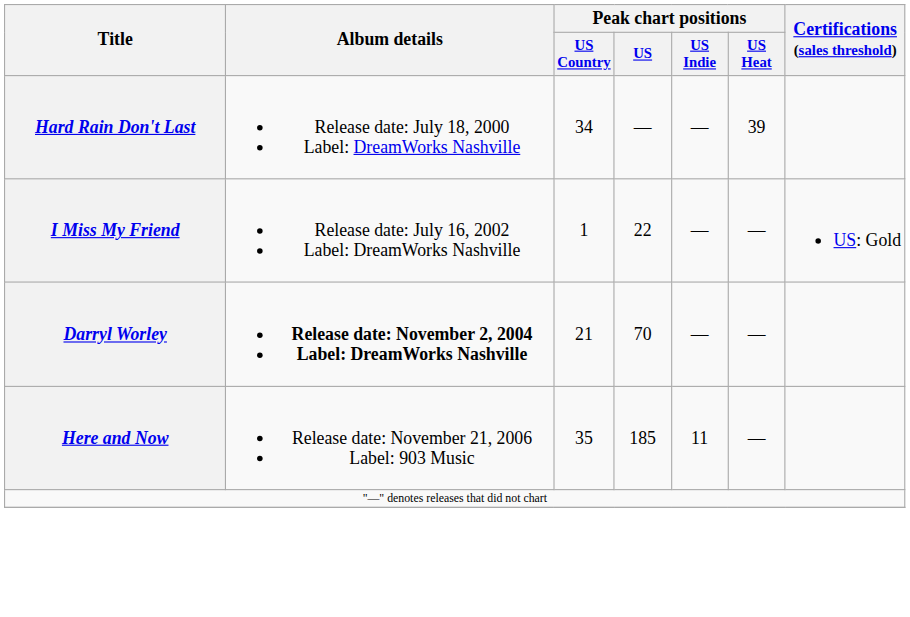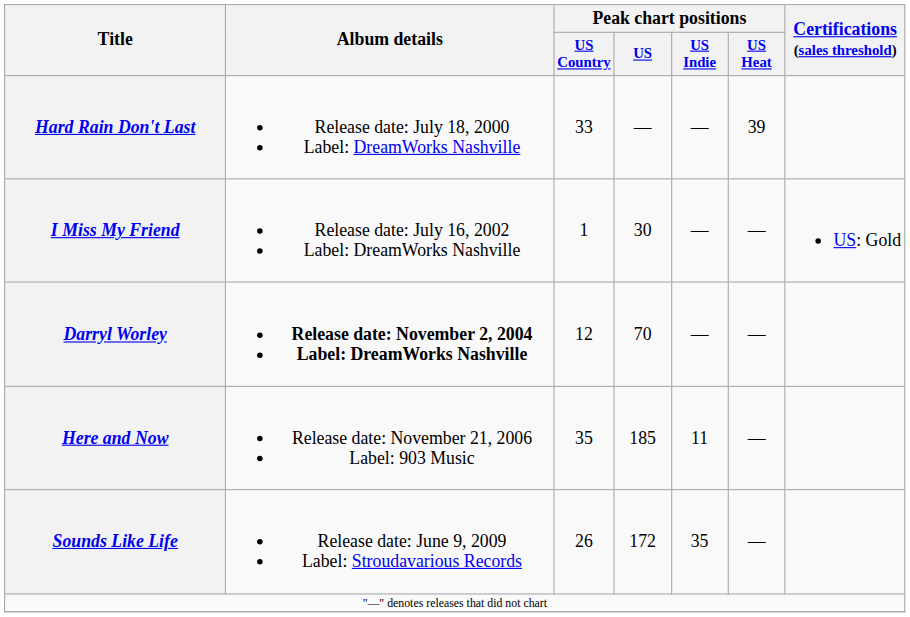(584, 127) 34 -> (584, 127) 33
(643, 230) 22 -> (643, 230) 30
(584, 334) 21 -> (584, 334) 12
+ row: (115, 541)
